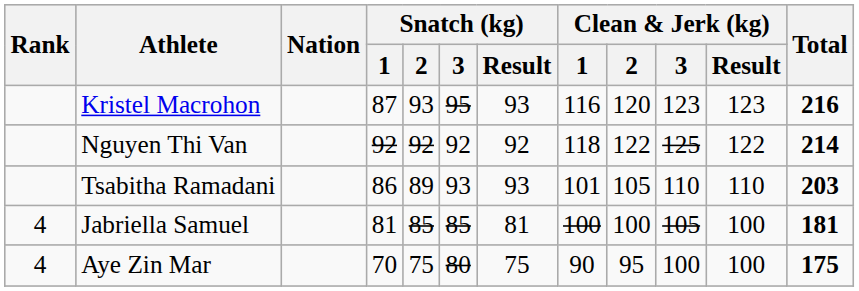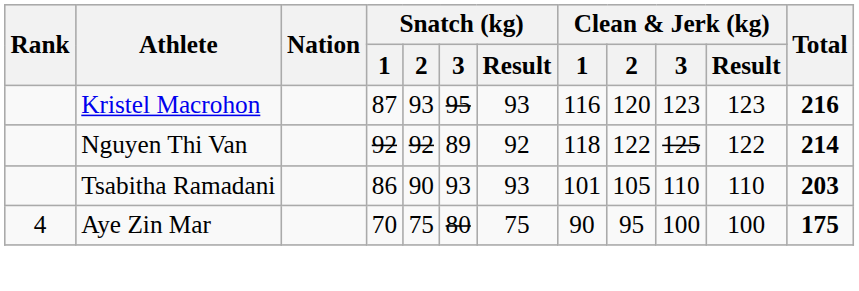(458, 144) 92 -> (458, 144) 89
(421, 184) 89 -> (421, 184) 90
- row: (165, 225)
